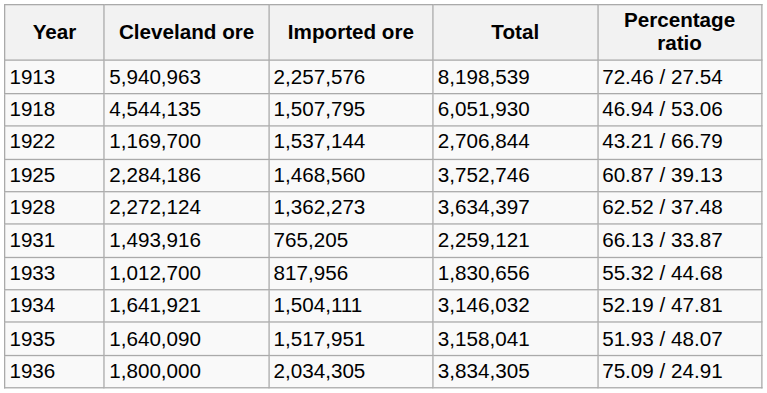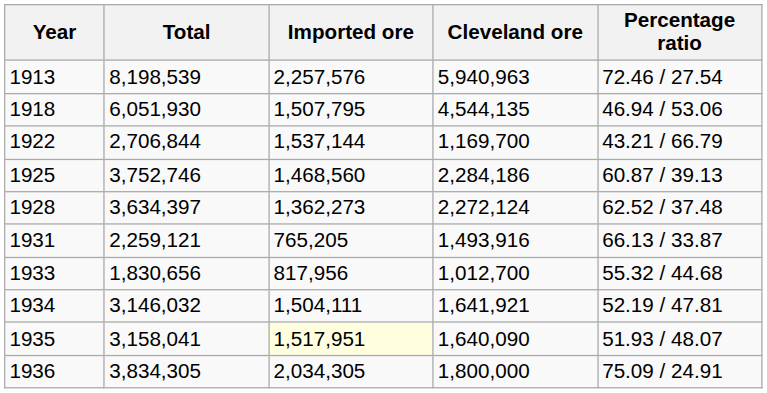columns swapped: (187, 32) <-> (515, 32)
(319, 338) no background -> (319, 338) lightyellow background
